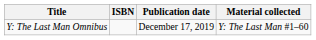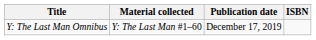columns swapped: (263, 12) <-> (123, 12)
